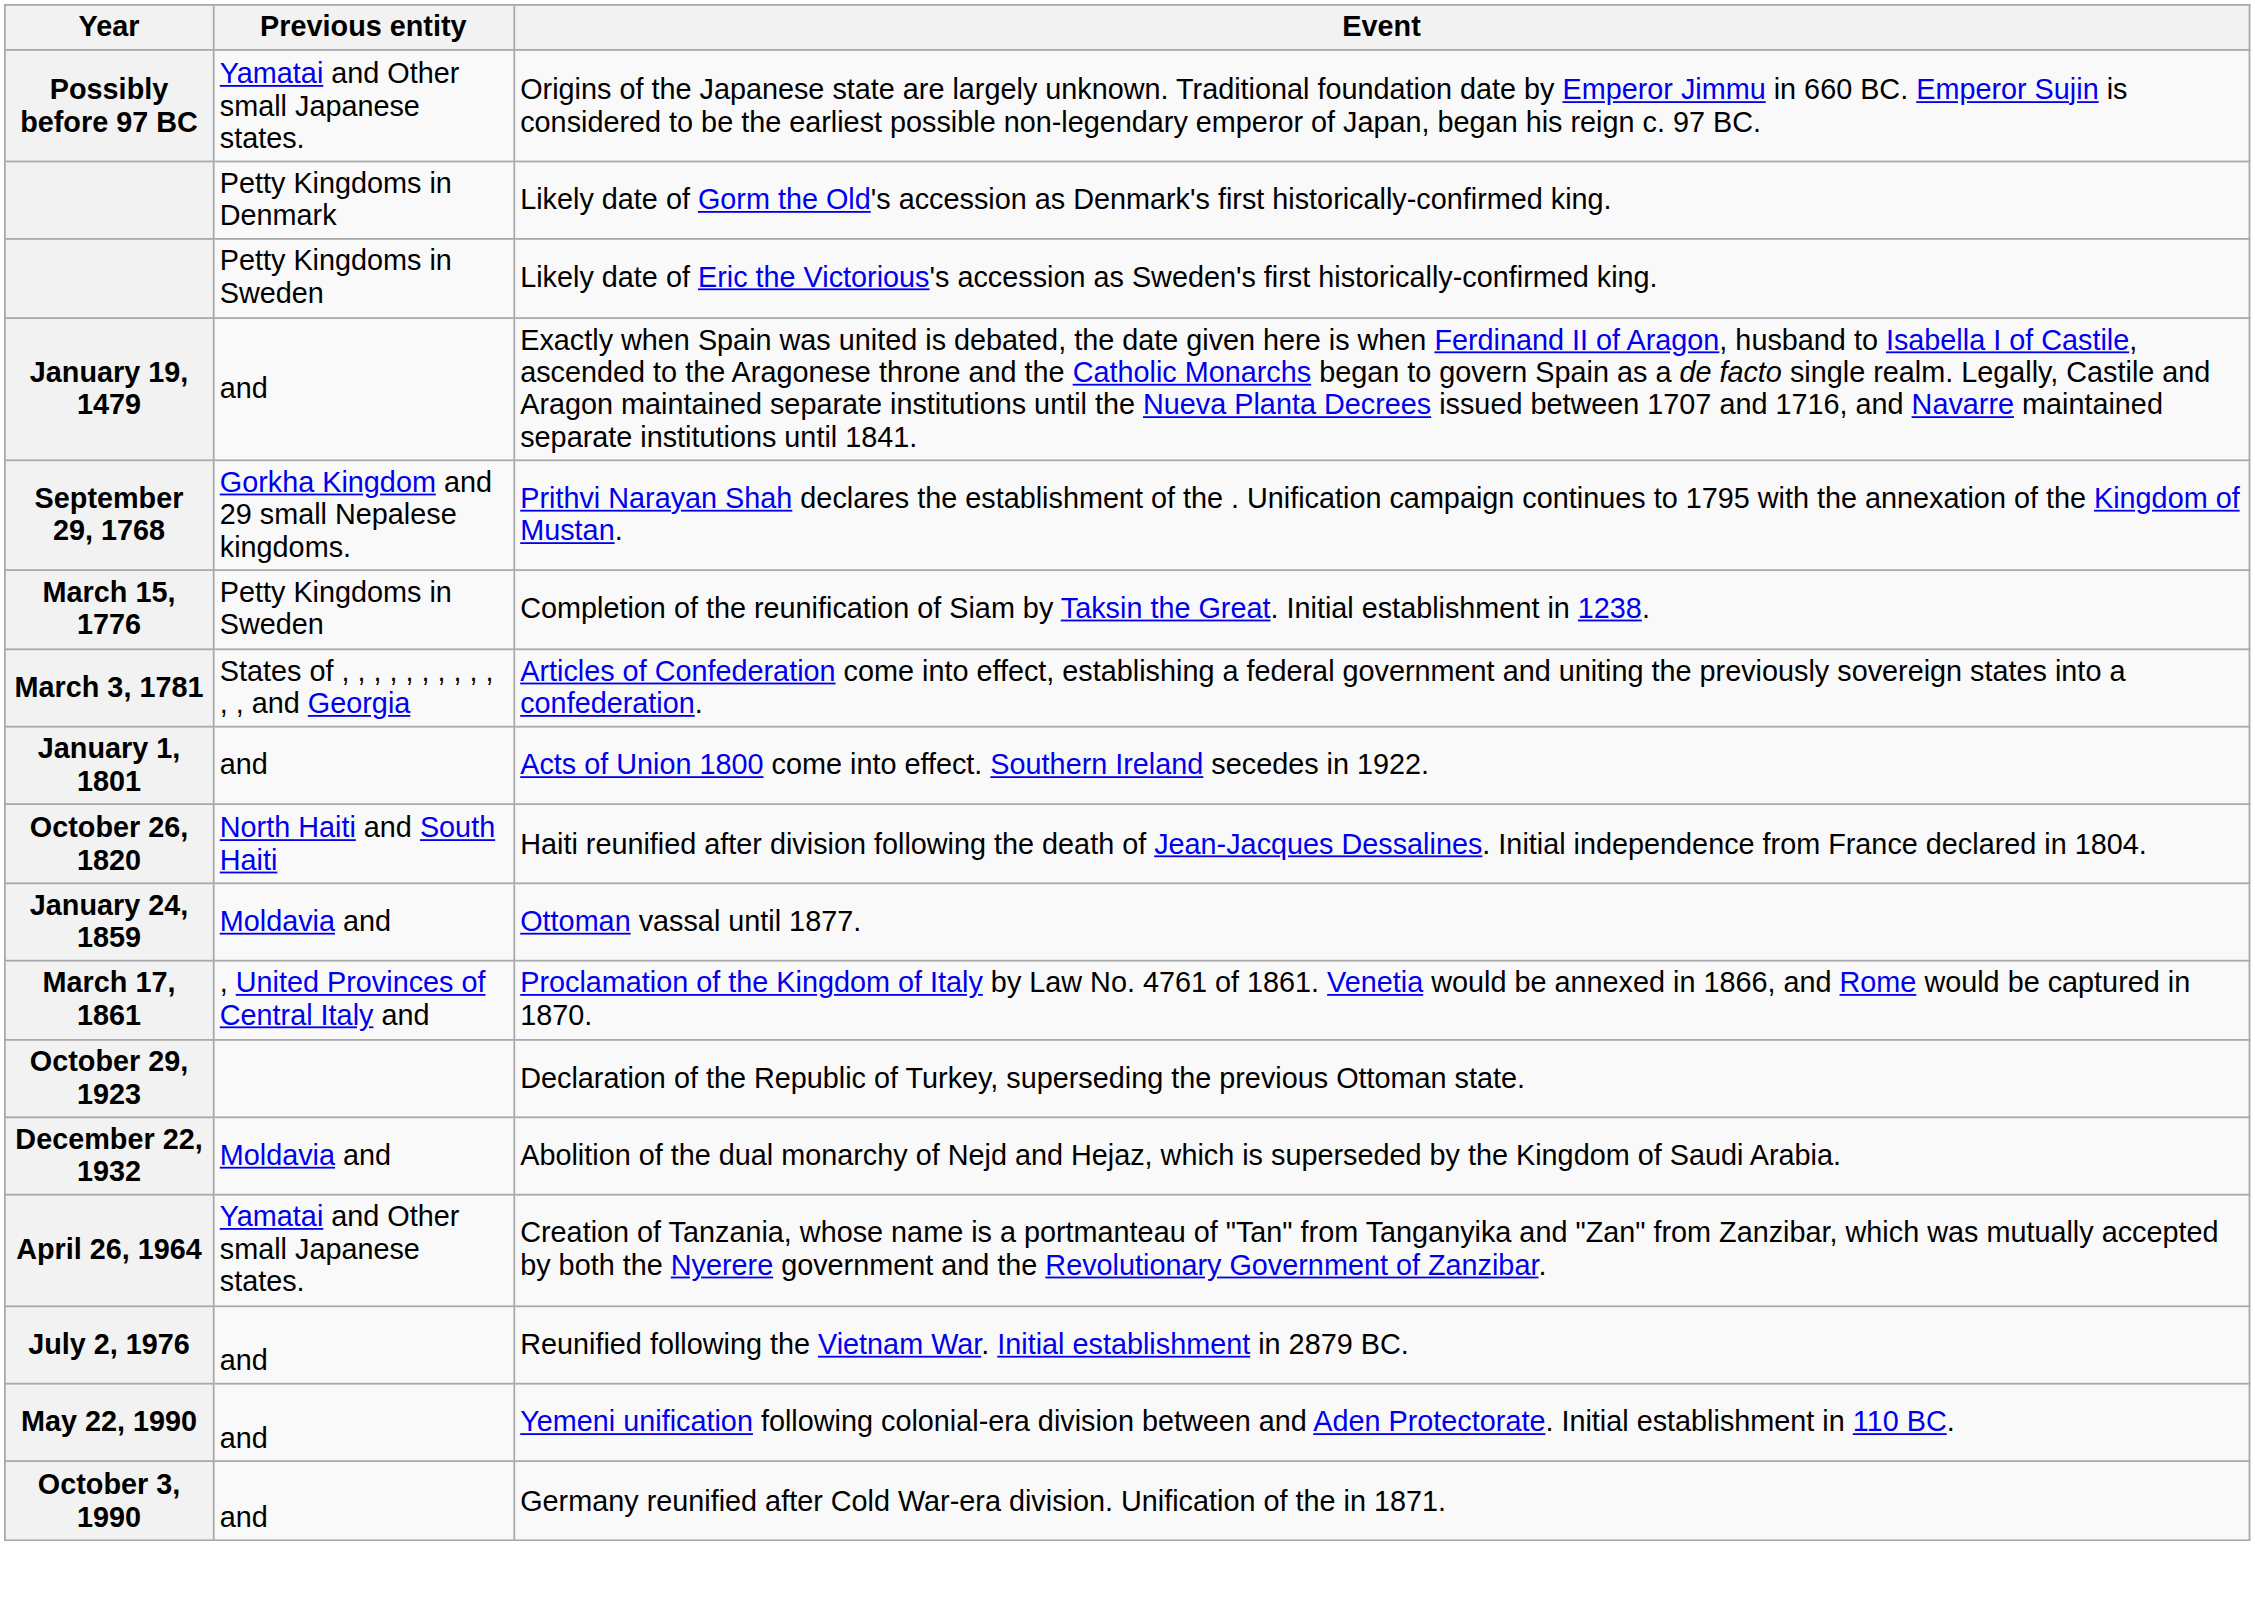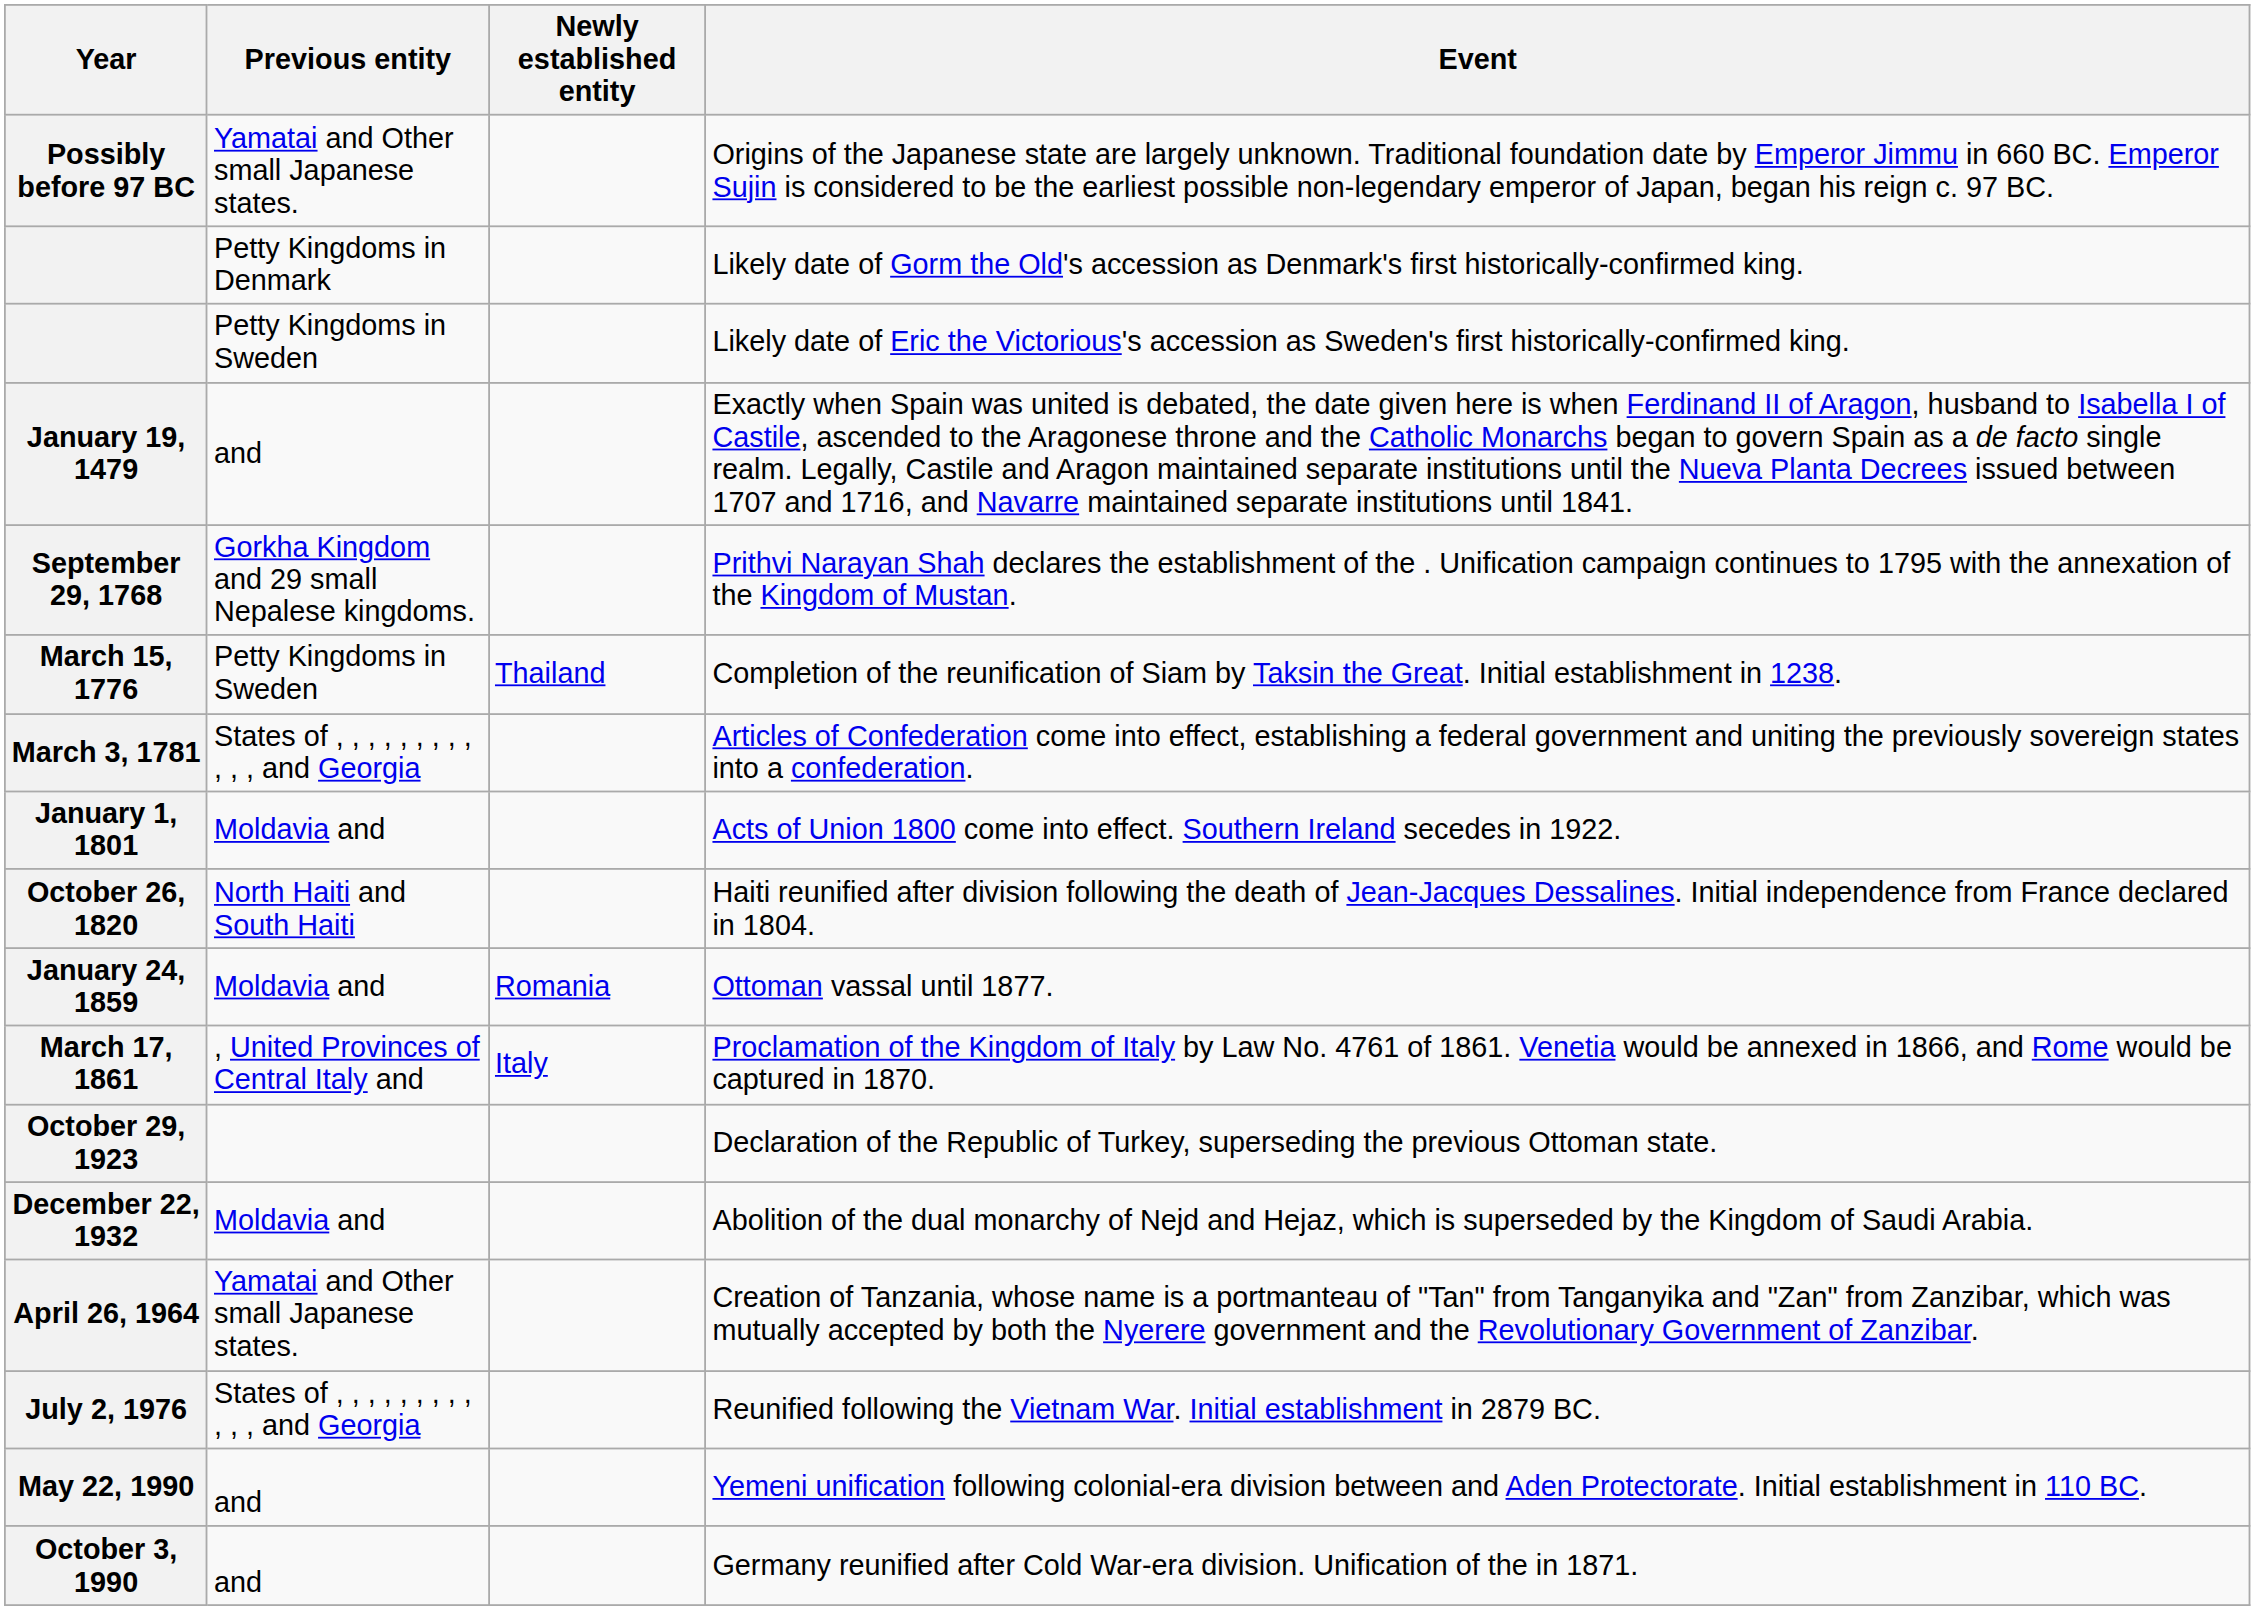+ column: (597, 59)
(244, 765) and -> (300, 830) Moldavia and
(244, 1360) and -> (343, 1409) States of , , , , , , , , , , , , and Georgia
